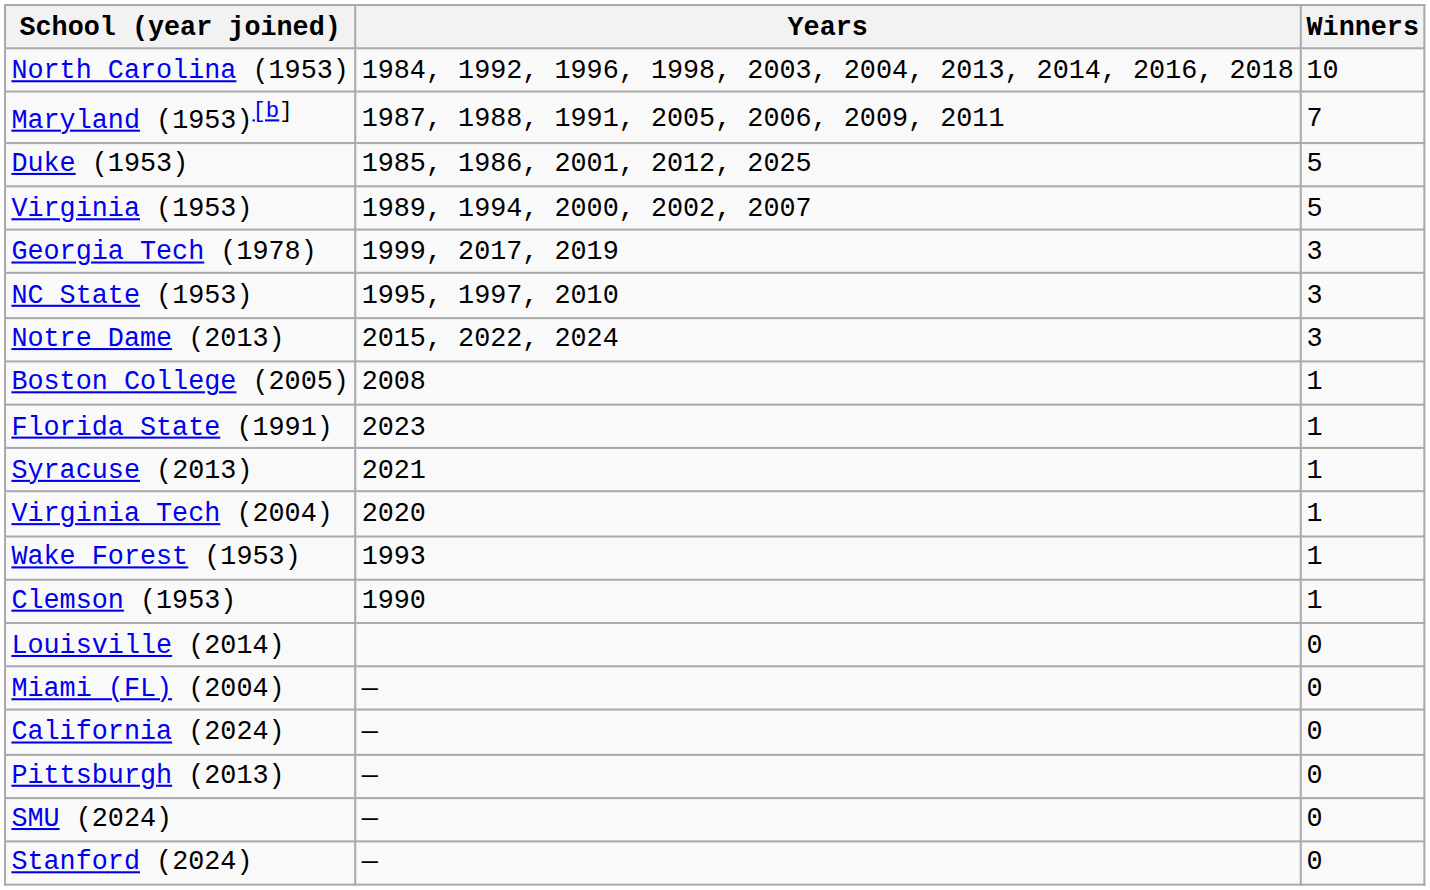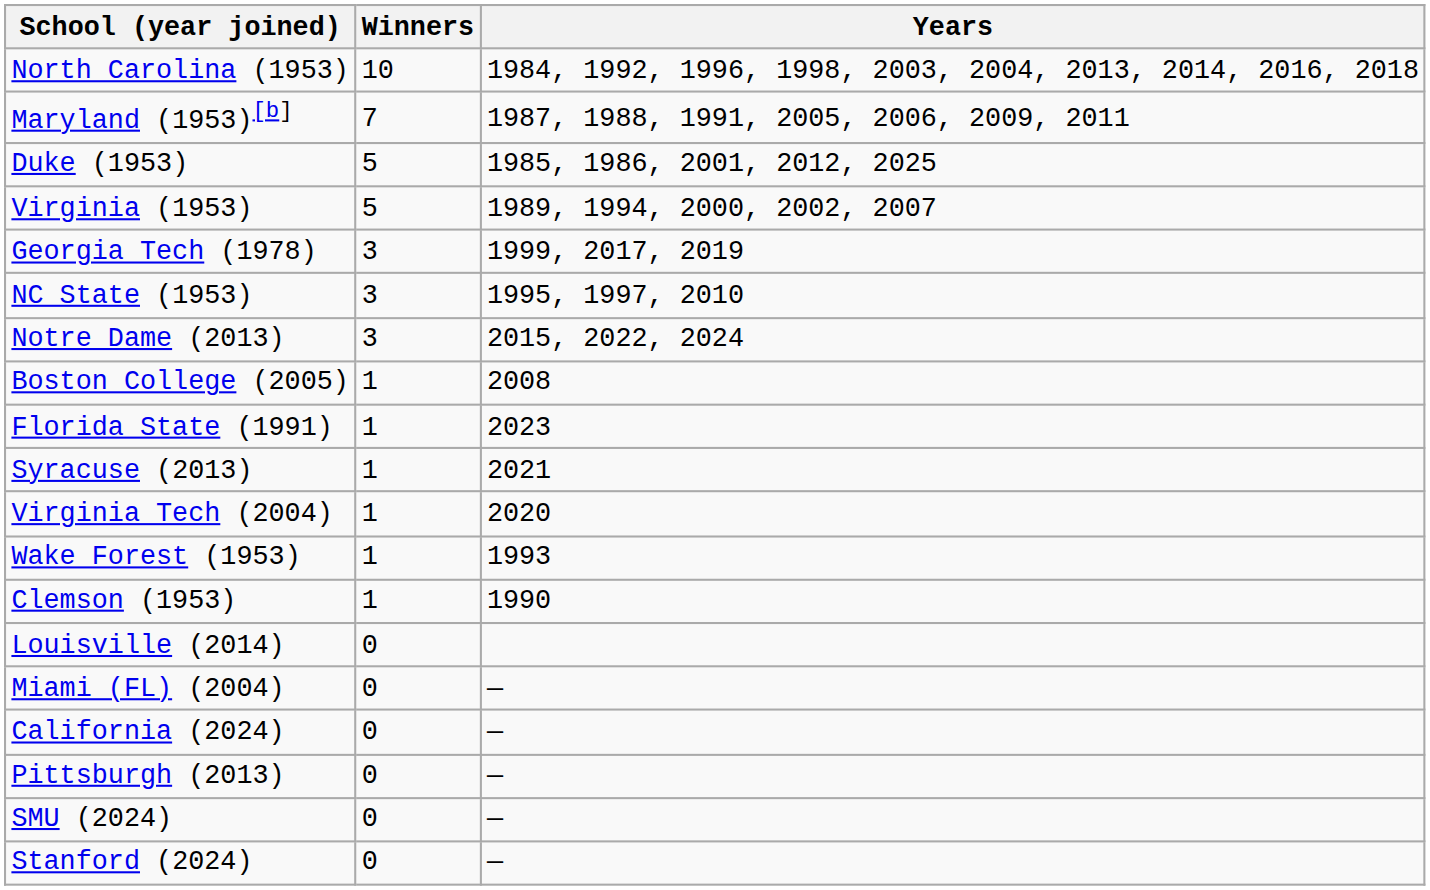columns swapped: (1363, 27) <-> (828, 27)
